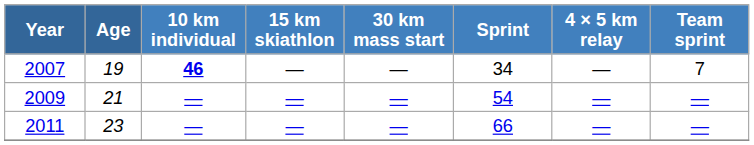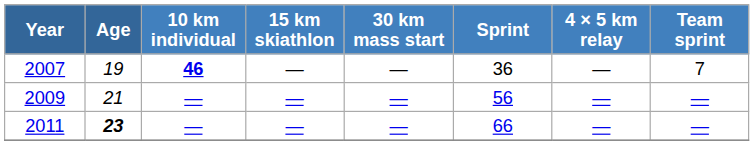(503, 69) 34 -> (503, 69) 36
(503, 97) 54 -> (503, 97) 56
(113, 126) normal -> (113, 126) bold
